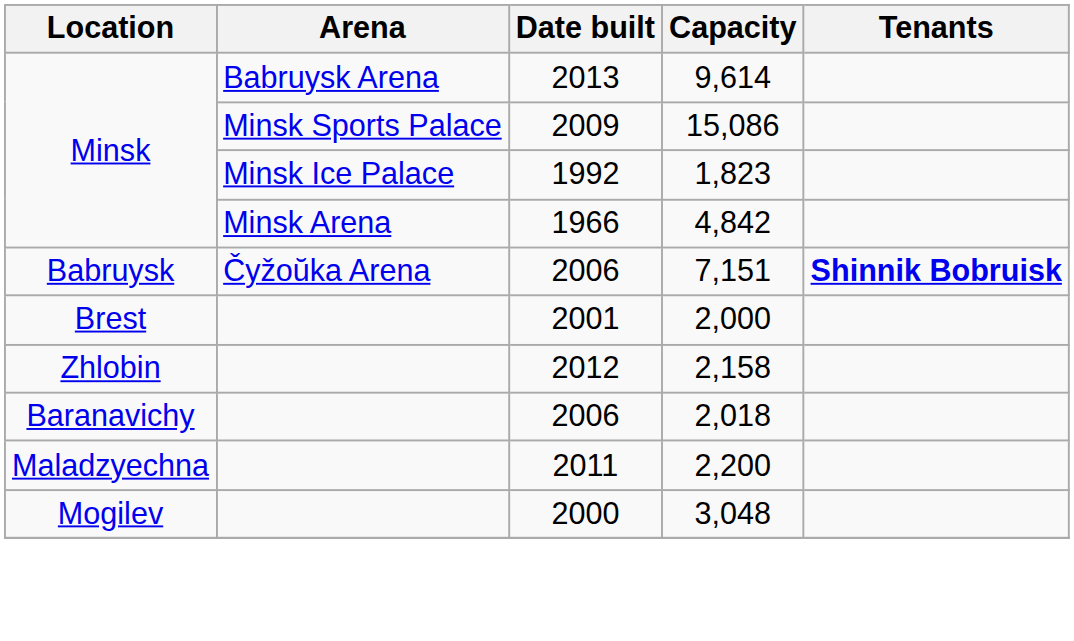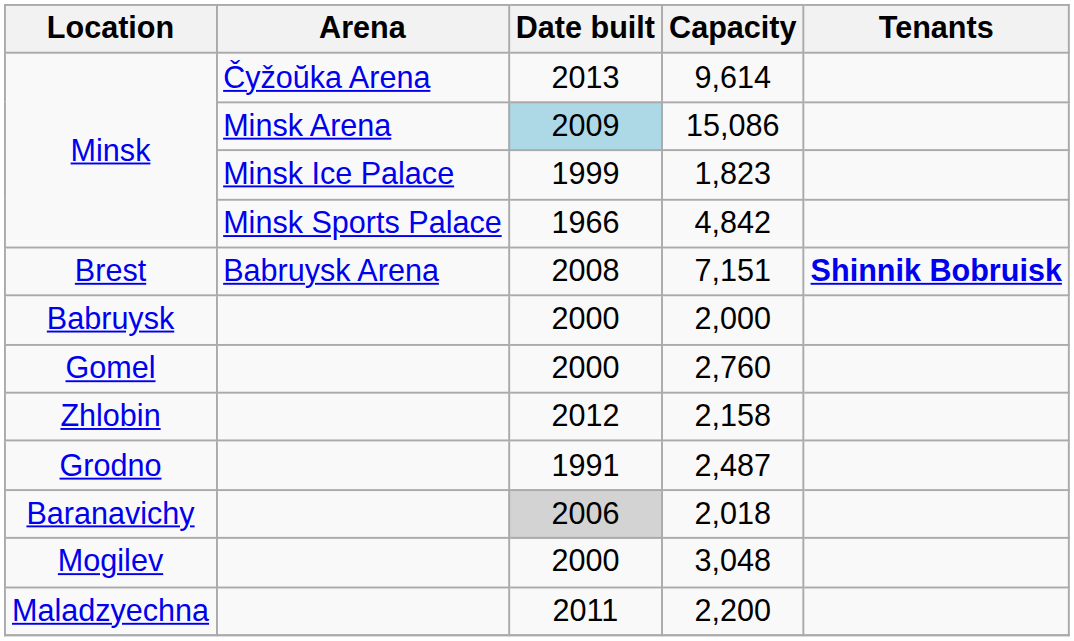(331, 77) Babruysk Arena -> (327, 77) Čyžoŭka Arena
(362, 125) Minsk Sports Palace -> (307, 125) Minsk Arena
(585, 125) no background -> (585, 125) lightblue background
(585, 174) 1992 -> (585, 174) 1999
(307, 222) Minsk Arena -> (362, 222) Minsk Sports Palace
(111, 271) Babruysk -> (111, 271) Brest
(327, 271) Čyžoŭka Arena -> (331, 271) Babruysk Arena
(585, 271) 2006 -> (585, 271) 2008
(111, 319) Brest -> (111, 319) Babruysk
(585, 319) 2001 -> (585, 319) 2000
+ row: (733, 367)
+ row: (733, 464)
(585, 416) no background -> (585, 513) lightgrey background
rows swapped: (733, 513) <-> (733, 464)
